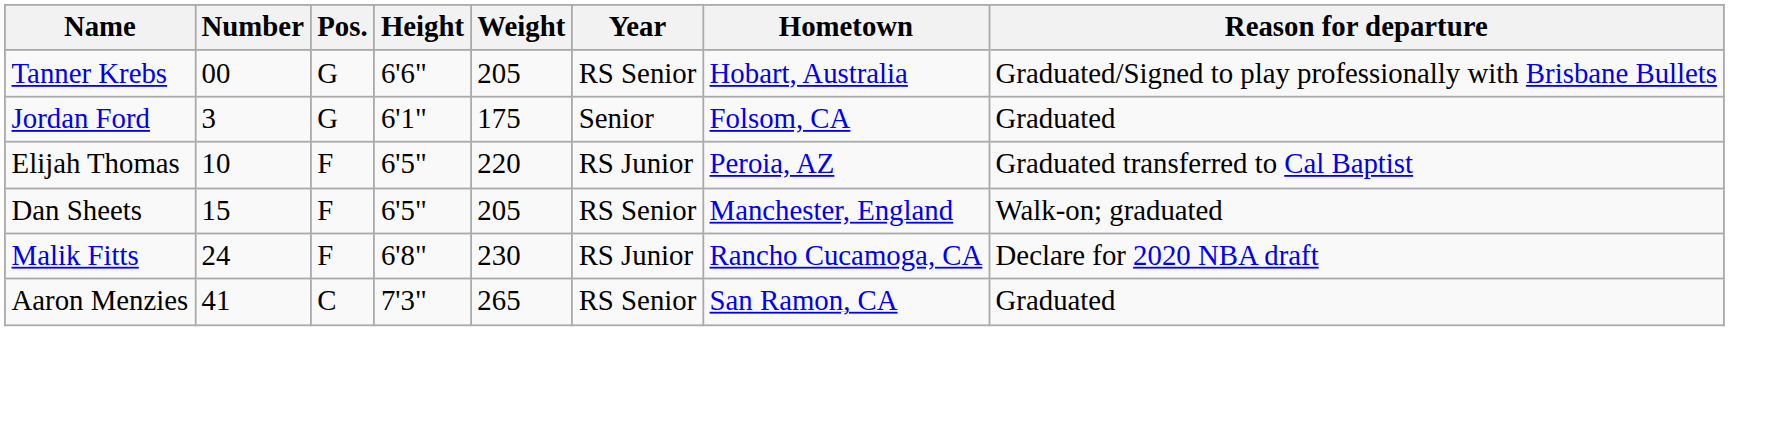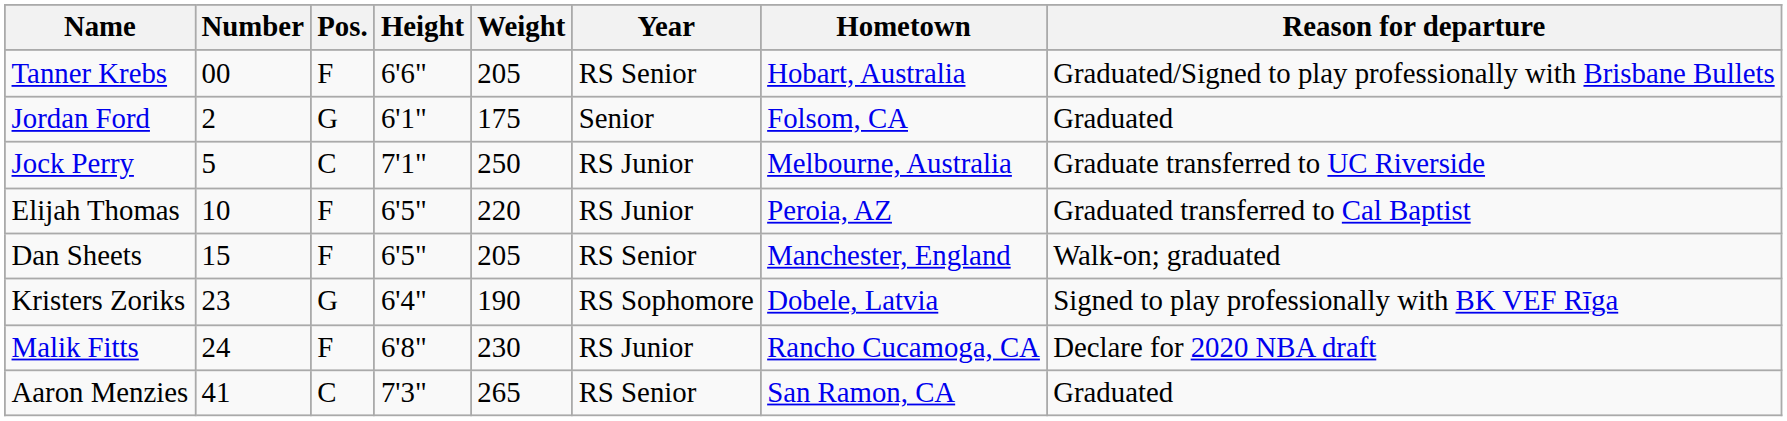(328, 73) G -> (325, 73) F
(209, 118) 3 -> (209, 118) 2
+ row: (73, 164)
+ row: (98, 301)
